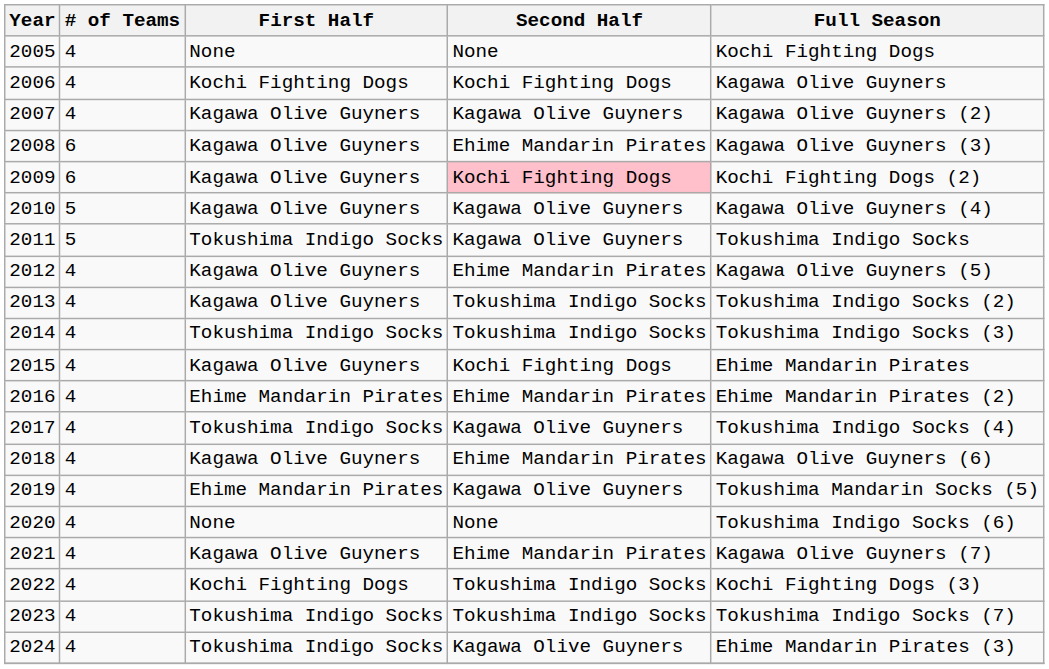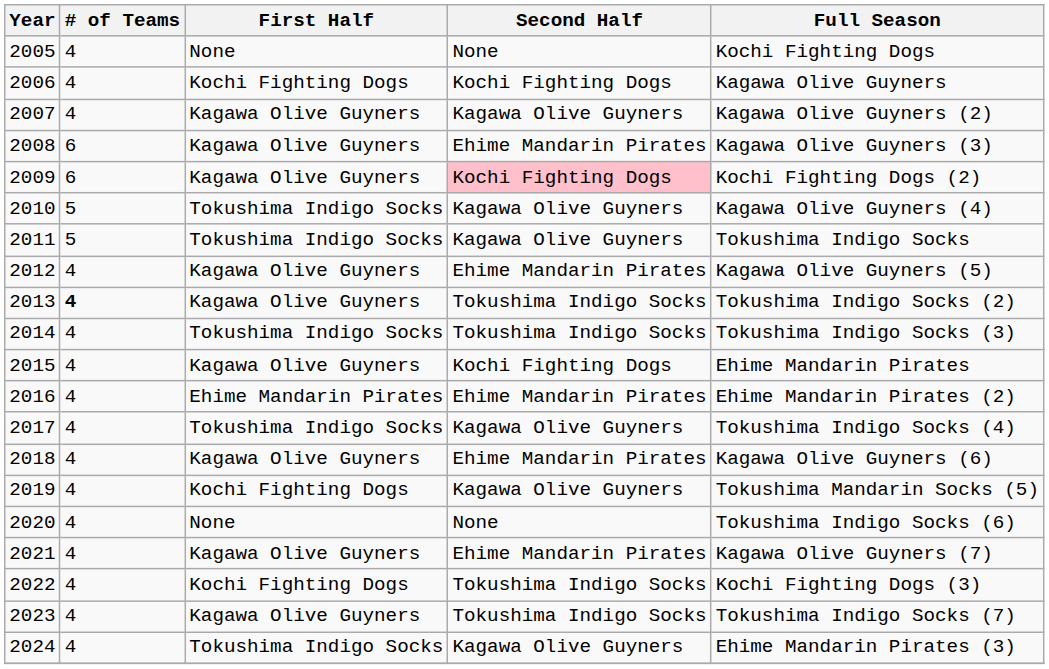(305, 209) Kagawa Olive Guyners -> (316, 209) Tokushima Indigo Socks
(70, 303) normal -> (70, 303) bold
(316, 491) Ehime Mandarin Pirates -> (299, 491) Kochi Fighting Dogs
(316, 616) Tokushima Indigo Socks -> (305, 616) Kagawa Olive Guyners
